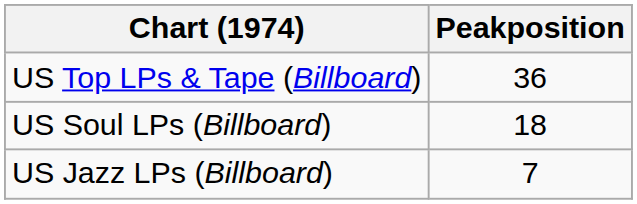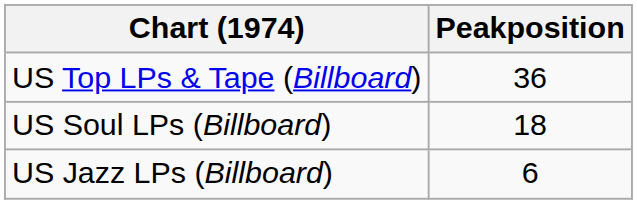(530, 173) 7 -> (530, 173) 6
